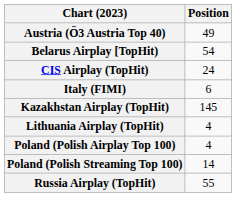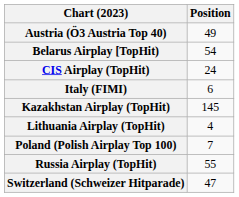(208, 145) 4 -> (210, 145) 7
- row: (95, 164)
+ row: (96, 182)
